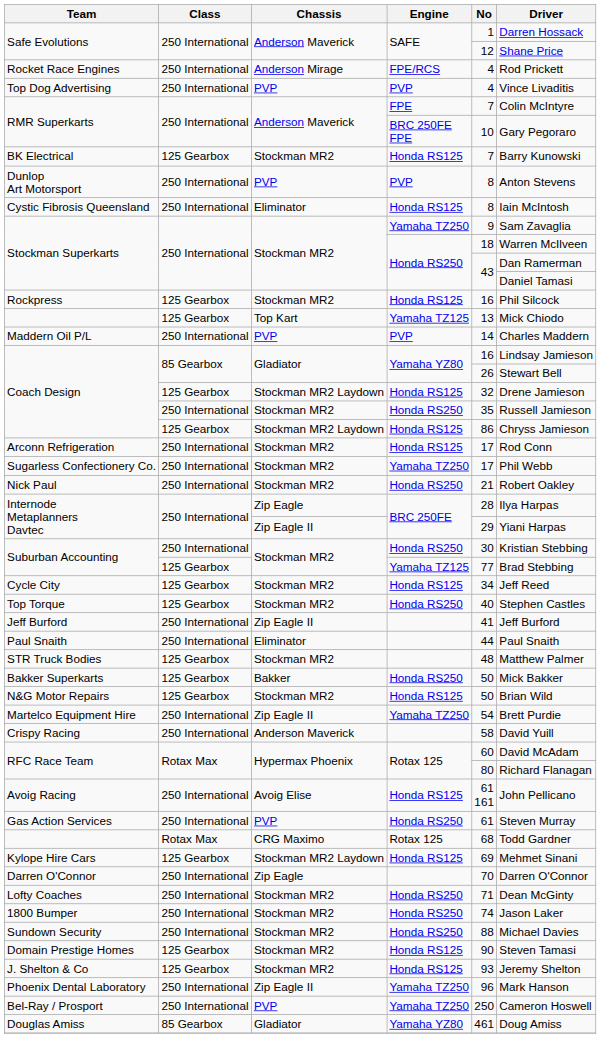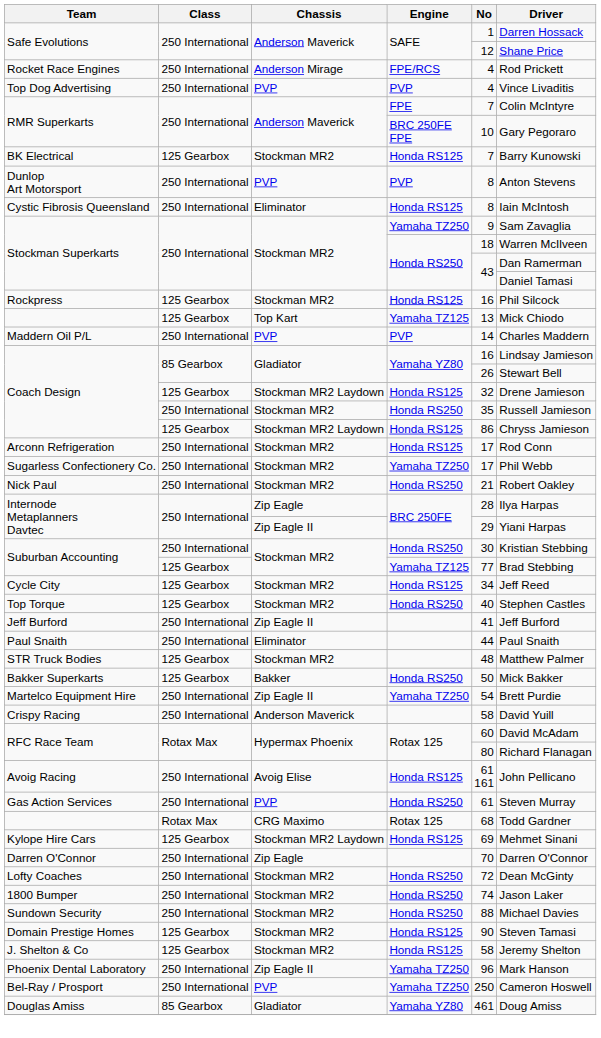- row: (58, 696)
(487, 895) 71 -> (487, 876) 72
(487, 969) 93 -> (487, 950) 58
